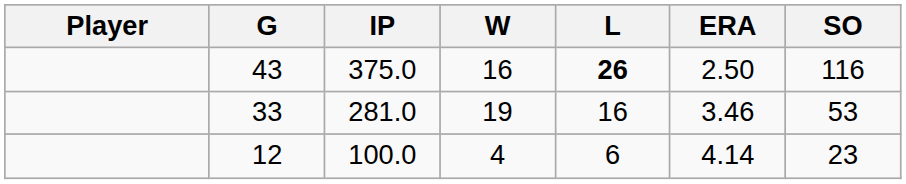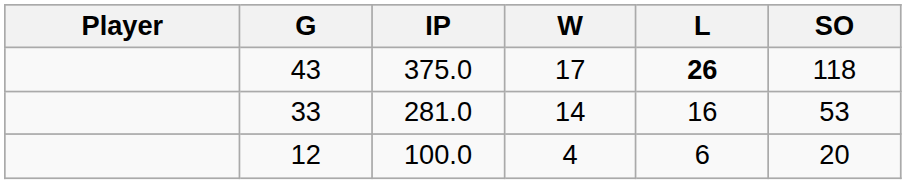- column: (728, 26)
(497, 69) 16 -> (570, 69) 17
(843, 69) 116 -> (834, 69) 118
(497, 112) 19 -> (570, 112) 14
(843, 155) 23 -> (834, 155) 20
